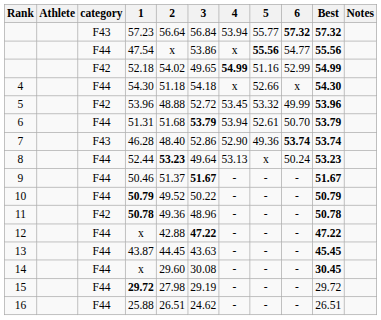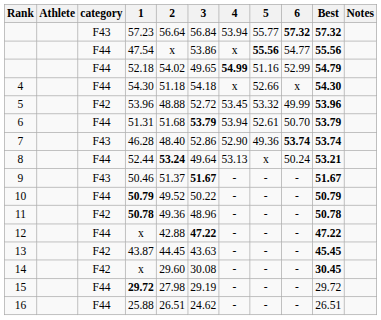(101, 68) F42 -> (101, 68) F44
(328, 68) 54.99 -> (328, 68) 54.79
(172, 159) 53.23 -> (172, 159) 53.24
(328, 159) 53.23 -> (328, 159) 53.21
(101, 178) F44 -> (101, 178) F43
(101, 251) F44 -> (101, 251) F42
(101, 269) F44 -> (101, 269) F42
